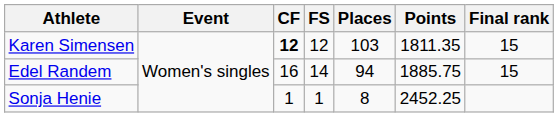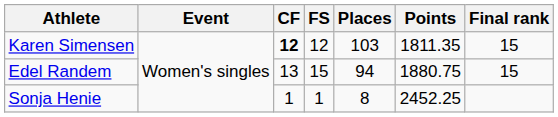(289, 72) 16 -> (289, 72) 13
(319, 72) 14 -> (319, 72) 15
(430, 72) 1885.75 -> (430, 72) 1880.75
